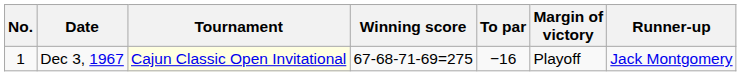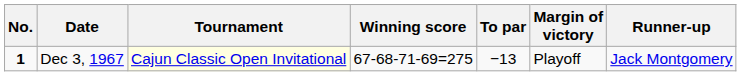(21, 59) normal -> (21, 59) bold
(503, 59) −16 -> (503, 59) −13
